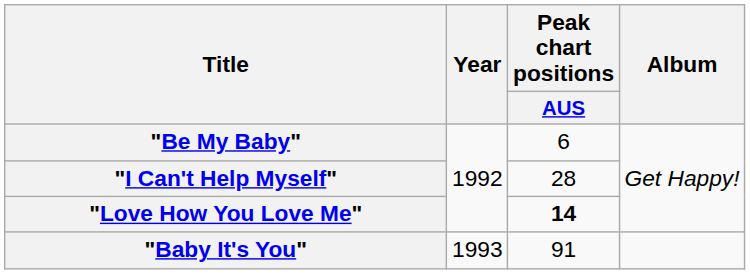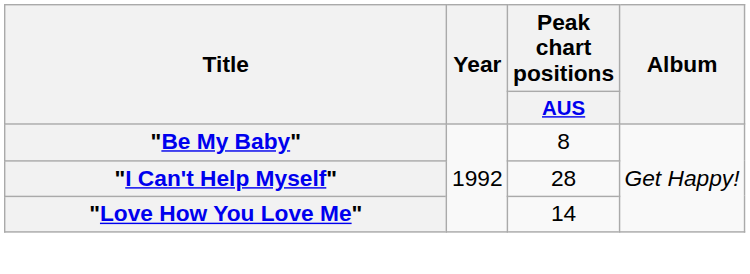(564, 141) 6 -> (564, 141) 8
(564, 214) bold -> (564, 214) normal
- row: (226, 250)
